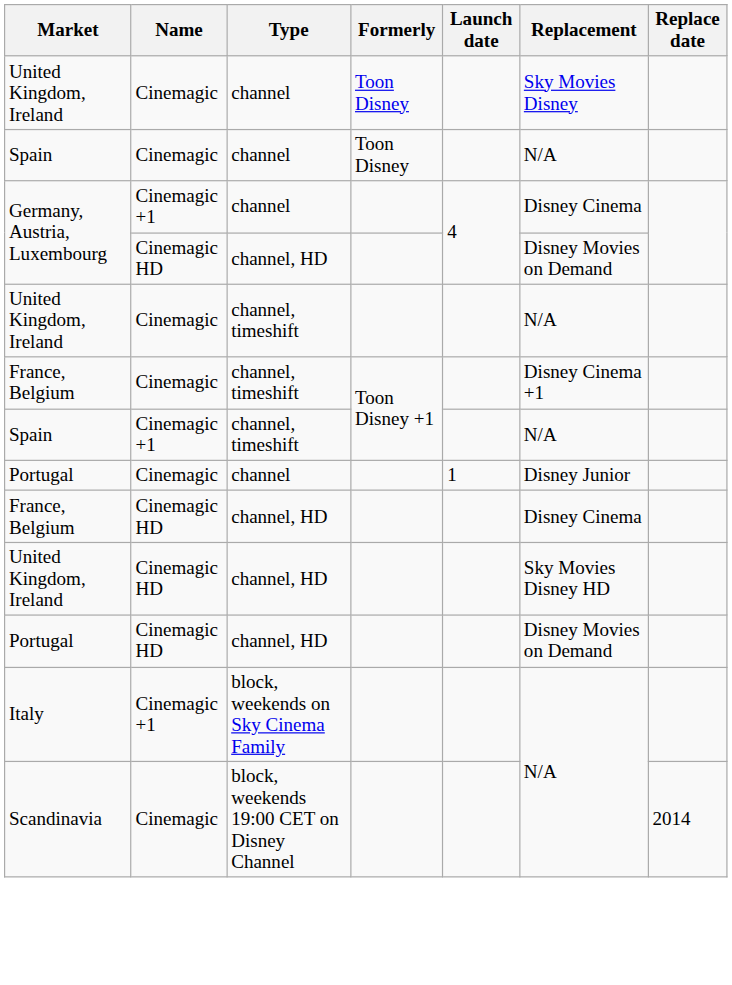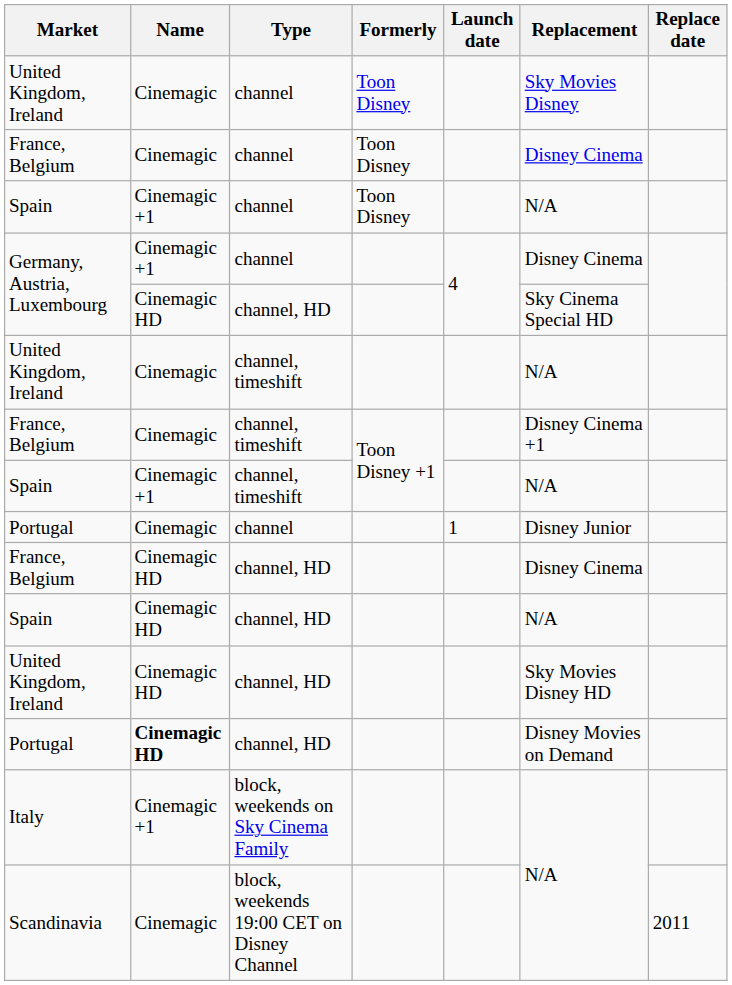+ row: (42, 154)
(177, 154) Cinemagic -> (176, 206) Cinemagic +1
(582, 258) Disney Movies on Demand -> (572, 309) Sky Cinema Special HD
+ row: (31, 619)
(177, 640) normal -> (178, 744) bold
(672, 819) 2014 -> (671, 922) 2011
